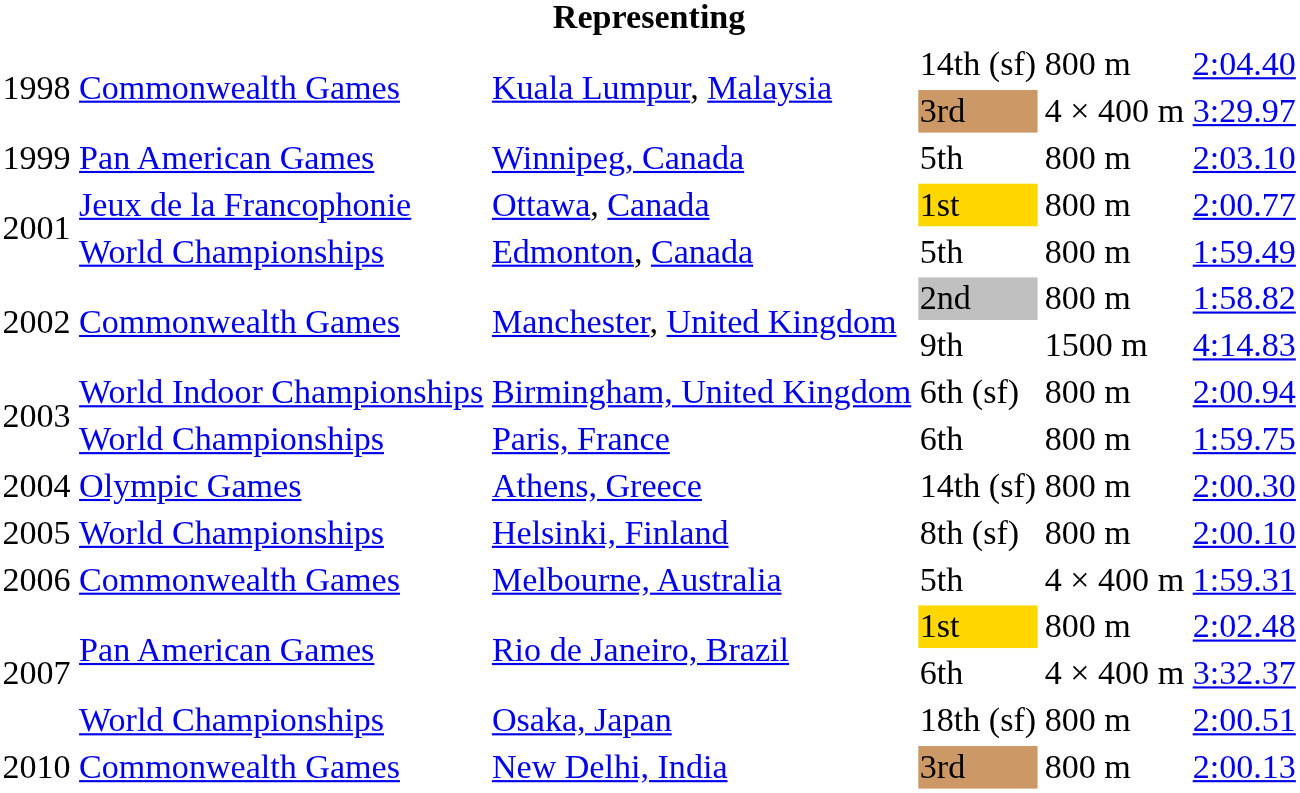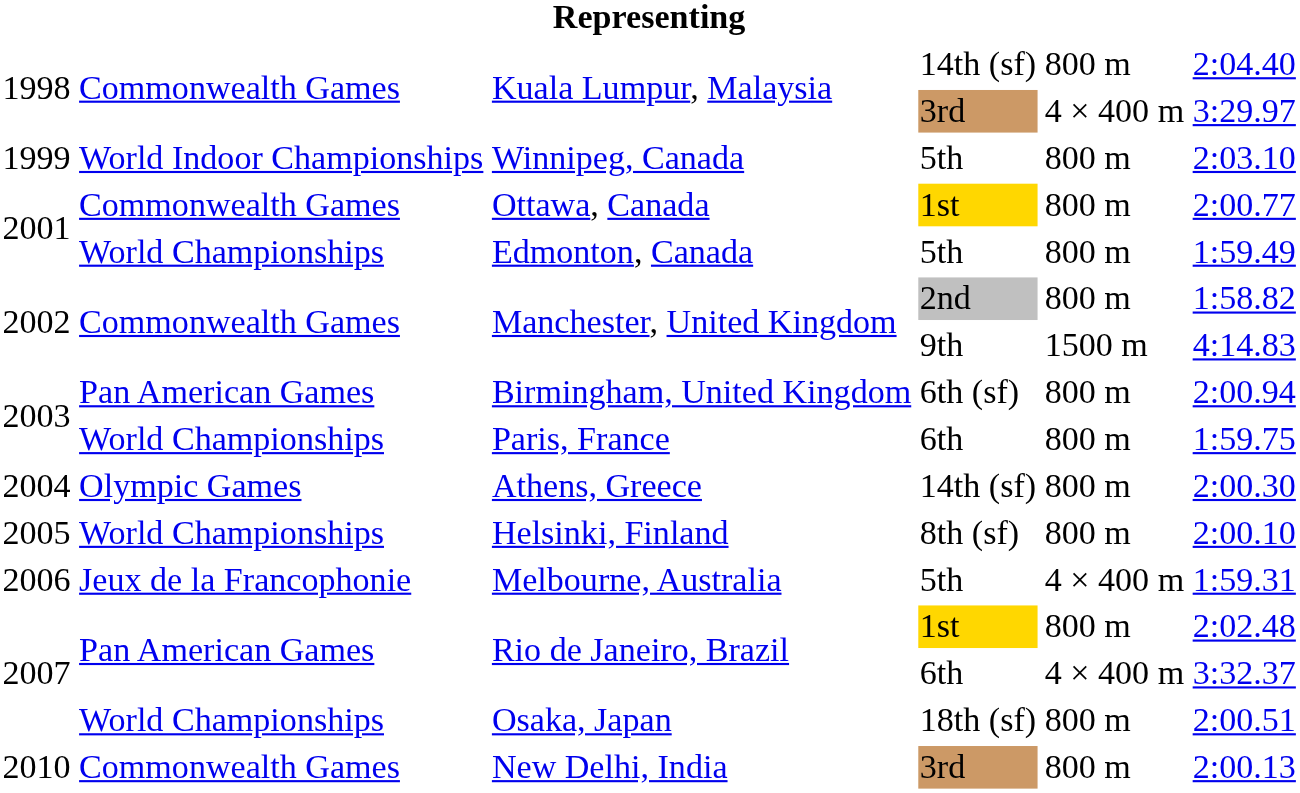(227, 157) Pan American Games -> (281, 157) World Indoor Championships
(245, 204) Jeux de la Francophonie -> (240, 204) Commonwealth Games
(281, 391) World Indoor Championships -> (227, 391) Pan American Games
(240, 579) Commonwealth Games -> (245, 579) Jeux de la Francophonie
